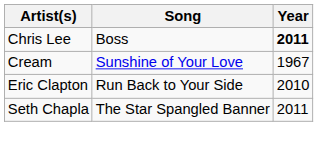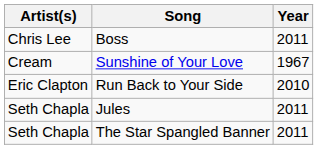(293, 39) bold -> (293, 39) normal
+ row: (113, 109)
